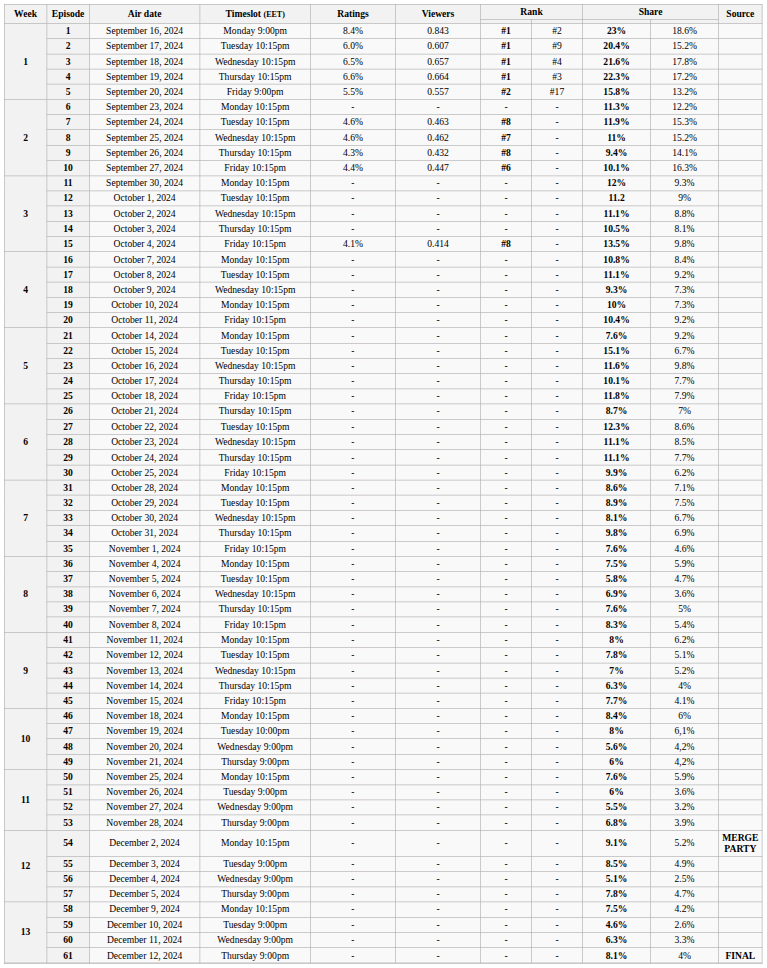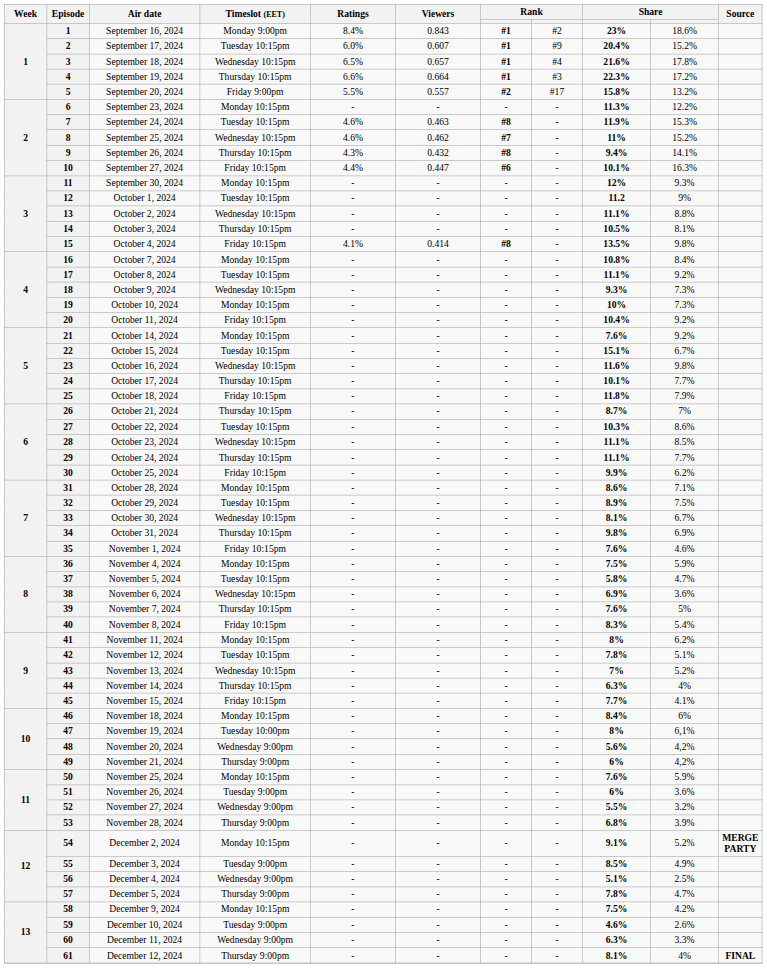(617, 427) 12.3% -> (617, 427) 10.3%
